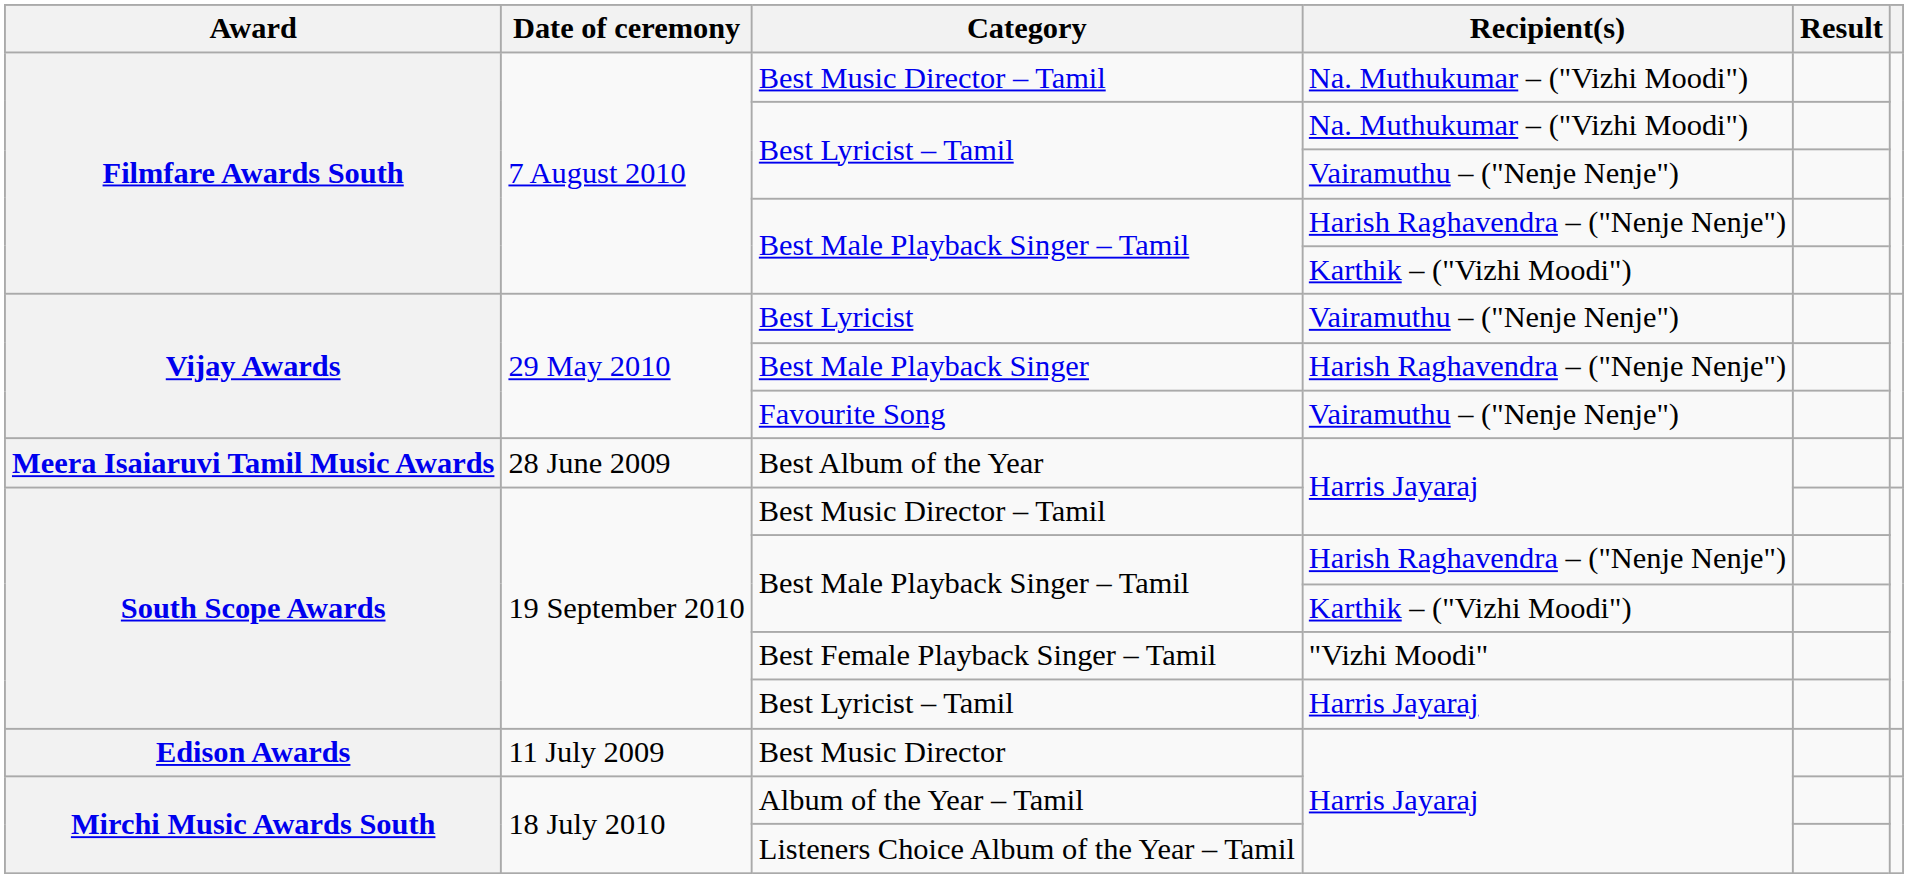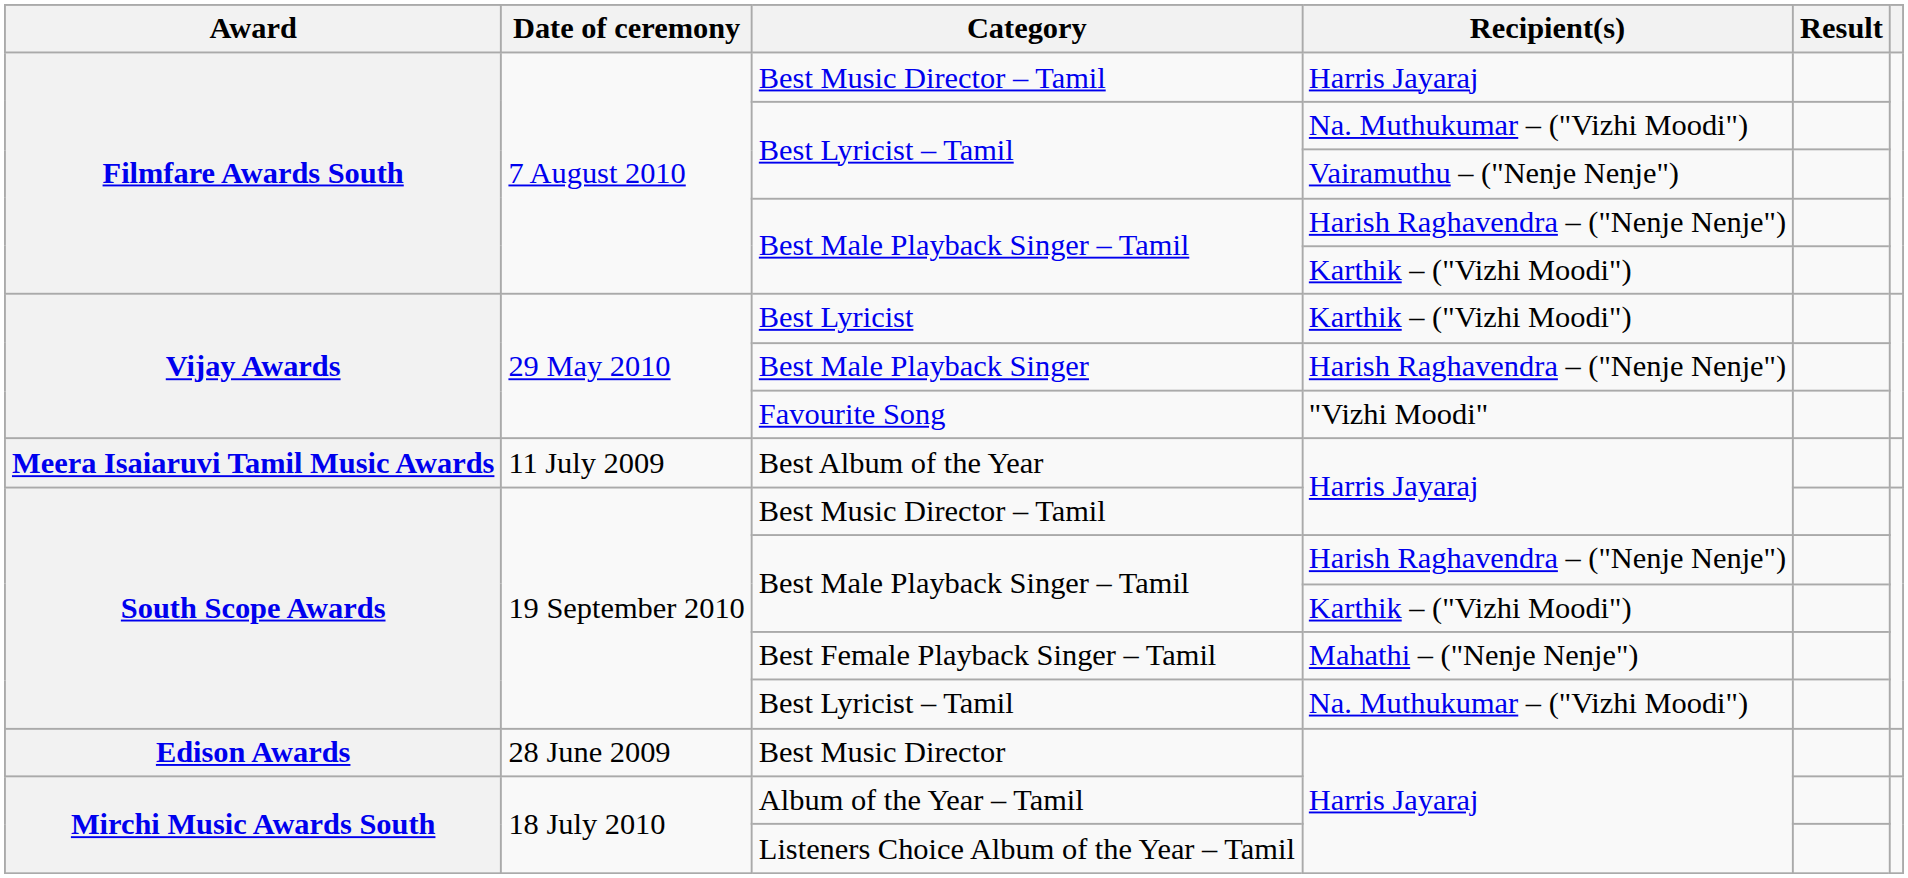(1528, 76) Na. Muthukumar – ("Vizhi Moodi") -> (1394, 76) Harris Jayaraj
(1494, 317) Vairamuthu – ("Nenje Nenje") -> (1470, 317) Karthik – ("Vizhi Moodi")
(1494, 414) Vairamuthu – ("Nenje Nenje") -> (1398, 414) "Vizhi Moodi"
(589, 462) 28 June 2009 -> (586, 462) 11 July 2009
(1398, 655) "Vizhi Moodi" -> (1474, 655) Mahathi – ("Nenje Nenje")
(1394, 703) Harris Jayaraj -> (1528, 703) Na. Muthukumar – ("Vizhi Moodi")
(586, 751) 11 July 2009 -> (589, 751) 28 June 2009
